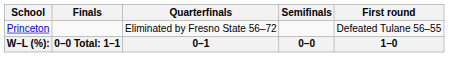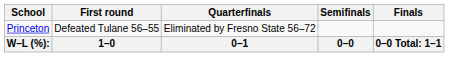columns swapped: (389, 13) <-> (87, 13)
